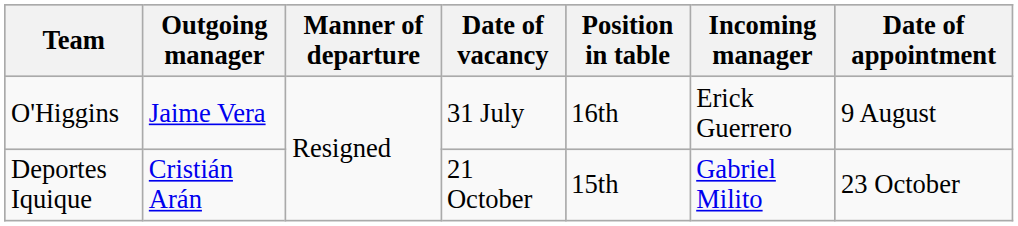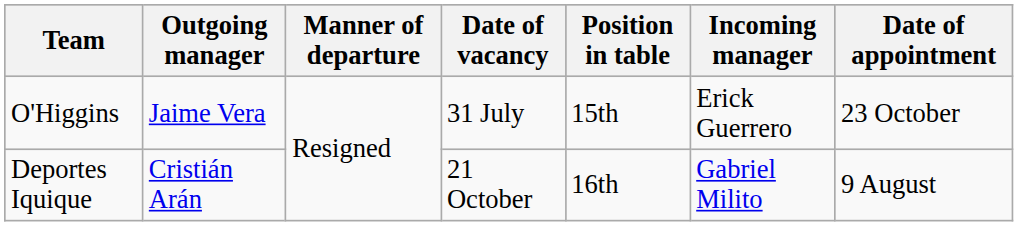(595, 112) 16th -> (595, 112) 15th
(889, 112) 9 August -> (900, 112) 23 October
(595, 184) 15th -> (595, 184) 16th
(900, 184) 23 October -> (889, 184) 9 August
